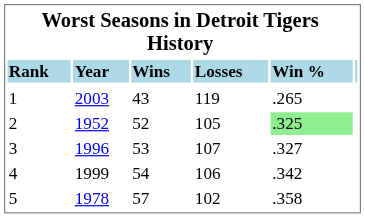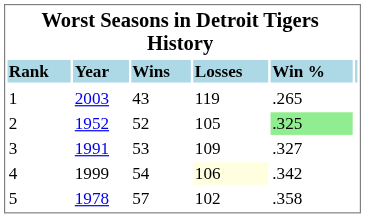(92, 148) 1996 -> (92, 148) 1991
(208, 148) 107 -> (208, 148) 109
(208, 173) no background -> (208, 173) lightyellow background
